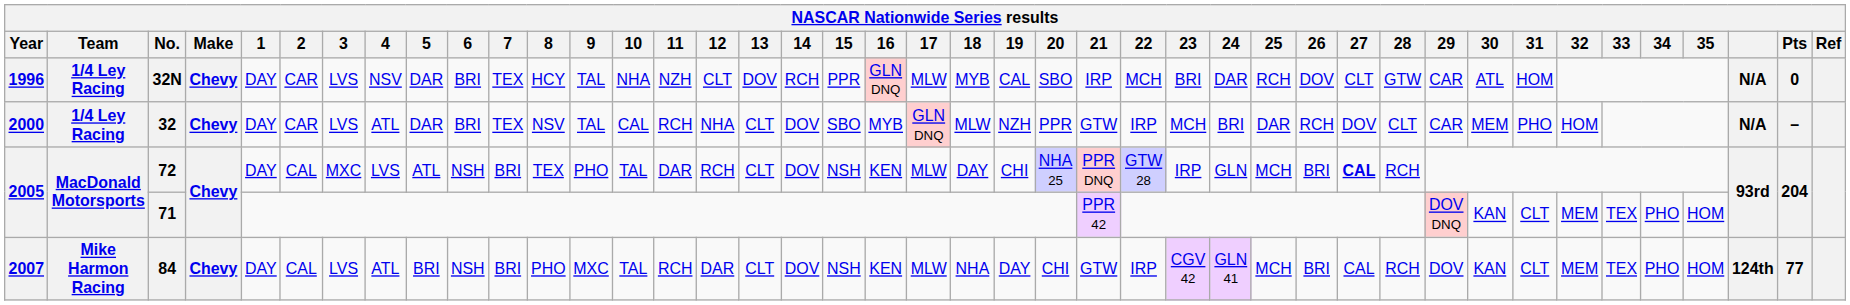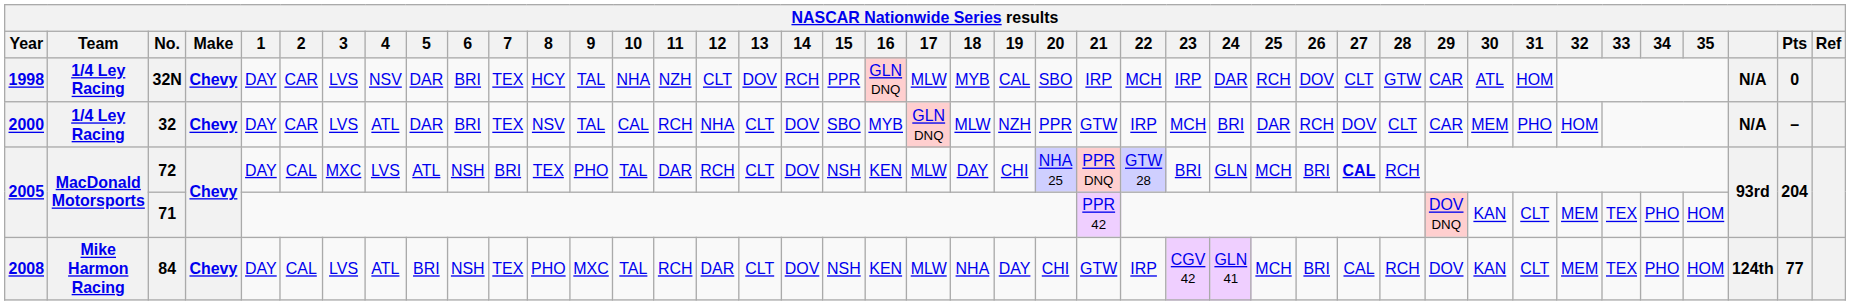(26, 80) 1996 -> (26, 80) 1998
(1188, 80) BRI -> (1188, 80) IRP
(1188, 170) IRP -> (1188, 170) BRI
(26, 269) 2007 -> (26, 269) 2008
(508, 269) BRI -> (508, 269) TEX
